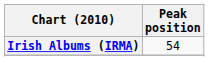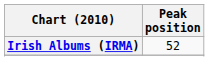(173, 46) 54 -> (173, 46) 52
